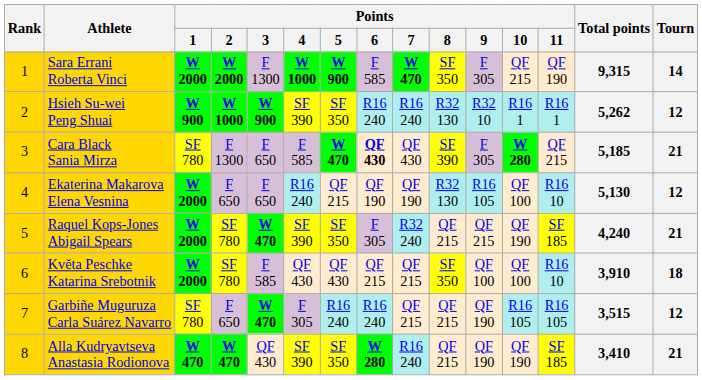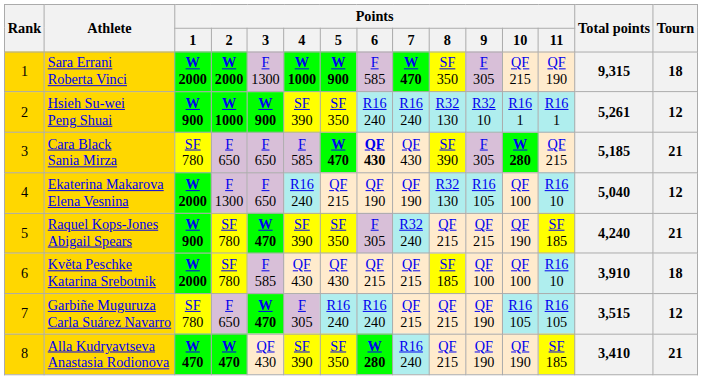(675, 72) 14 -> (675, 72) 18
(614, 112) 5,262 -> (614, 112) 5,261
(229, 152) F 1300 -> (229, 152) F 650
(229, 193) F 650 -> (229, 193) F 1300
(614, 193) 5,130 -> (614, 193) 5,040
(193, 233) W 2000 -> (193, 233) W 900
(447, 273) SF 350 -> (447, 273) SF 185
